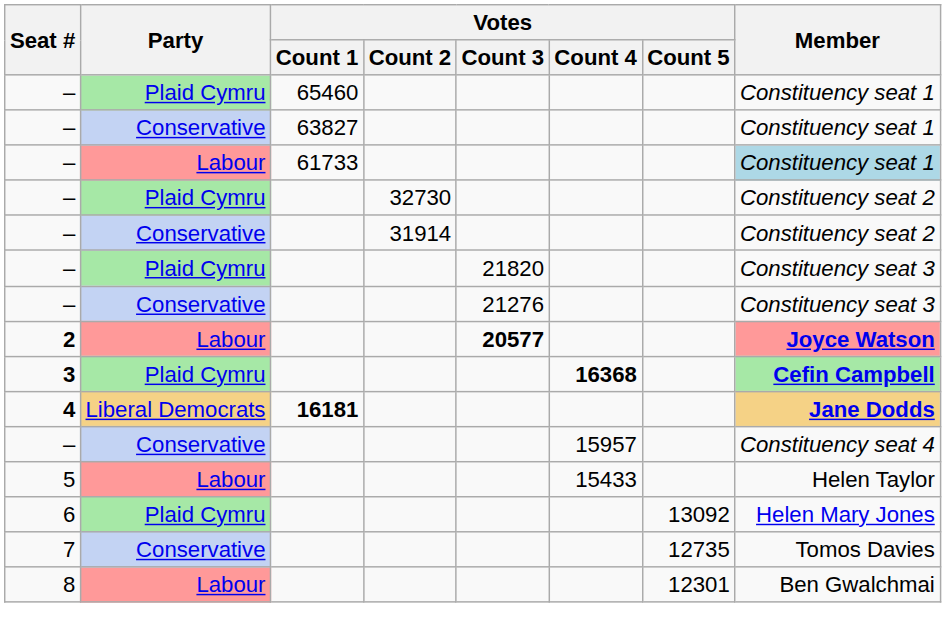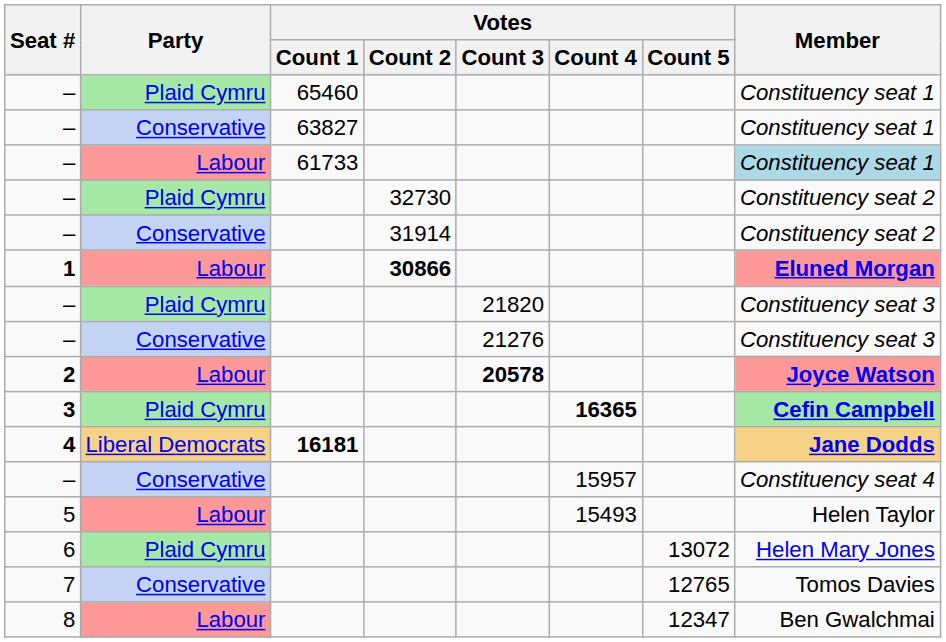+ row: (69, 268)
(513, 339) 20577 -> (513, 374) 20578
(606, 374) 16368 -> (606, 409) 16365
(606, 479) 15433 -> (606, 514) 15493
(699, 514) 13092 -> (699, 549) 13072
(699, 549) 12735 -> (699, 585) 12765
(699, 585) 12301 -> (699, 620) 12347
